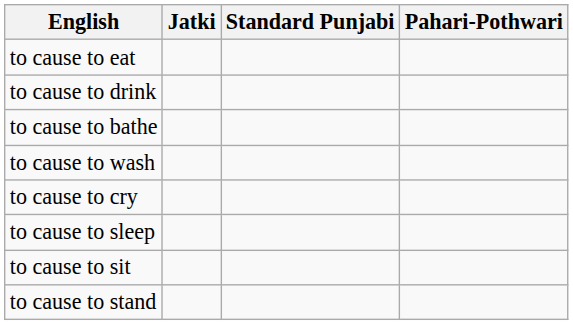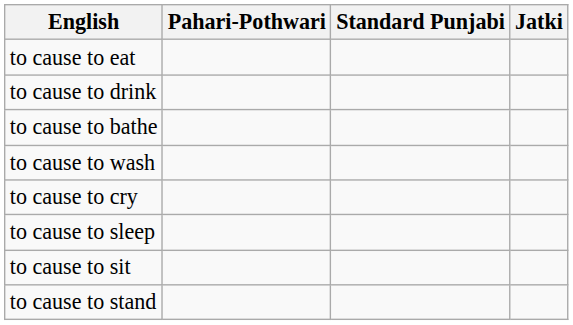columns swapped: (484, 22) <-> (192, 22)
